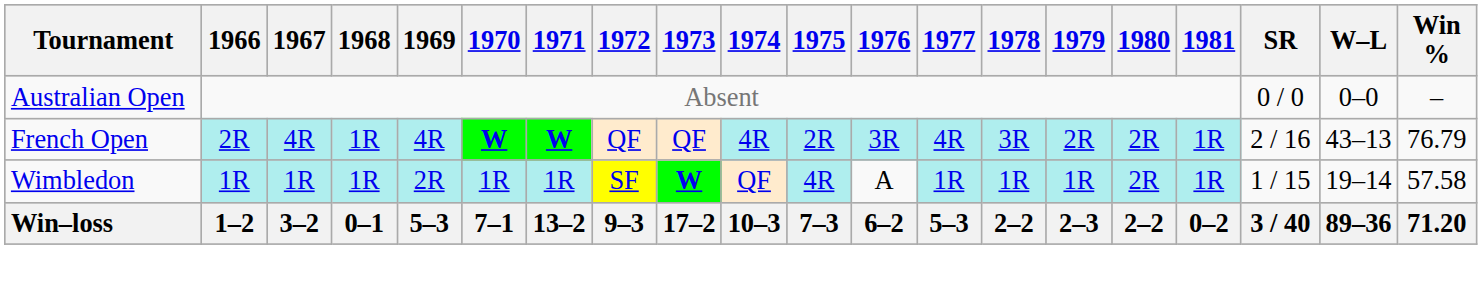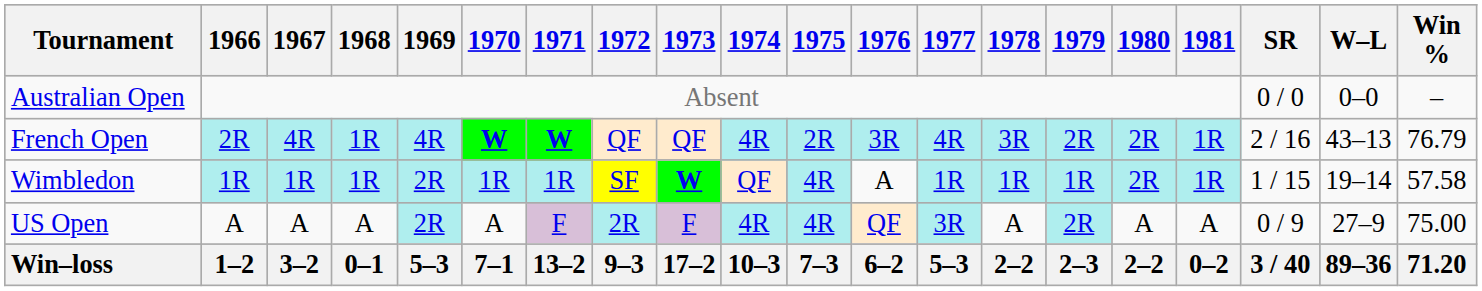+ row: (60, 222)
